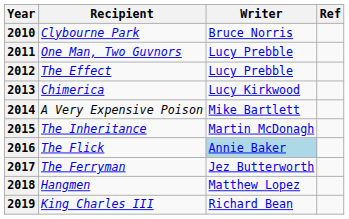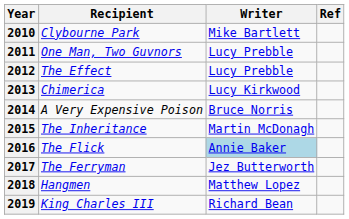(251, 33) Bruce Norris -> (254, 33) Mike Bartlett
(254, 109) Mike Bartlett -> (251, 109) Bruce Norris
